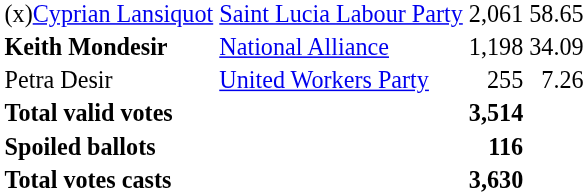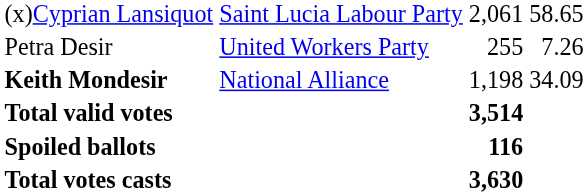rows swapped: (86, 47) <-> (59, 80)
